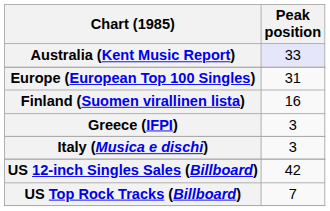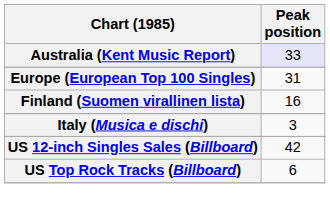- row: (133, 124)
(293, 194) 7 -> (293, 170) 6
